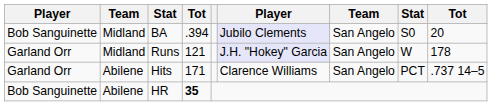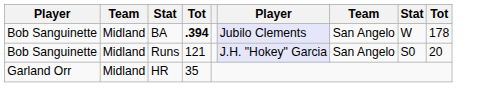(197, 33) normal -> (197, 33) bold
(408, 33) S0 -> (406, 33) W
(437, 33) 20 -> (439, 33) 178
(39, 52) Garland Orr -> (52, 52) Bob Sanguinette
(406, 52) W -> (408, 52) S0
(441, 52) 178 -> (436, 52) 20
- row: (161, 71)
(52, 91) Bob Sanguinette -> (39, 71) Garland Orr
(123, 91) Abilene -> (124, 71) Midland
(192, 91) bold -> (192, 71) normal
